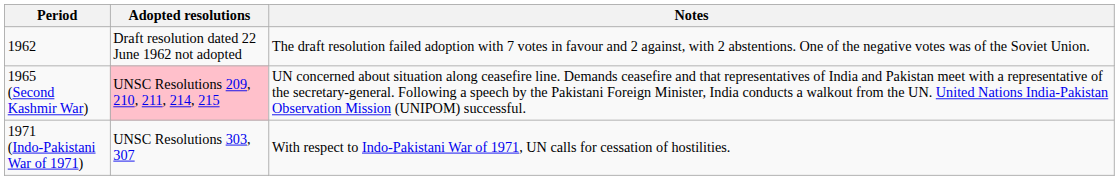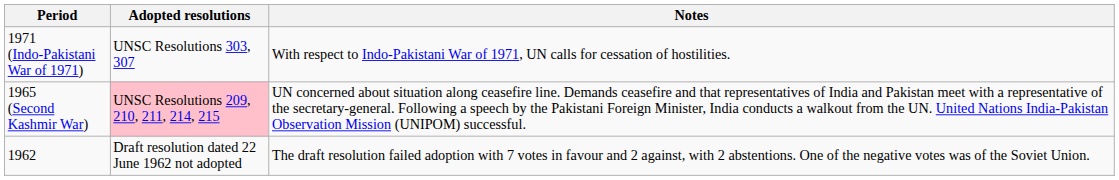rows swapped: (22, 46) <-> (52, 147)
